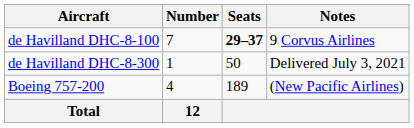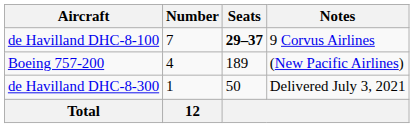rows swapped: (84, 63) <-> (56, 87)
